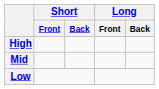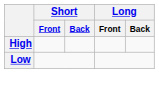- row: (19, 60)
